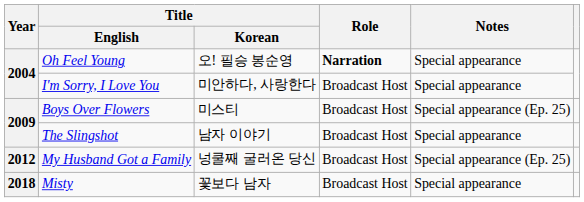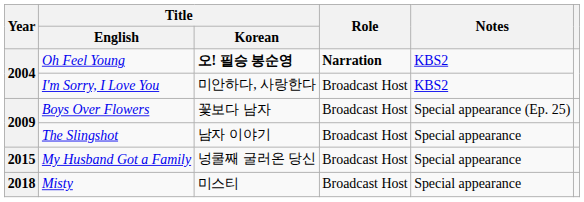(245, 60) normal -> (245, 60) bold
(468, 60) Special appearance -> (431, 60) KBS2
(468, 85) Special appearance -> (431, 85) KBS2
(218, 109) 미스티 -> (234, 109) 꽃보다 남자
(22, 159) 2012 -> (22, 159) 2015
(492, 159) Special appearance (Ep. 25) -> (468, 159) Special appearance
(234, 183) 꽃보다 남자 -> (218, 183) 미스티
